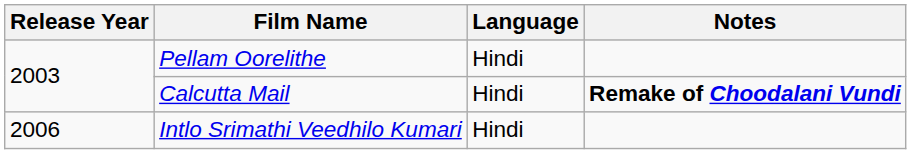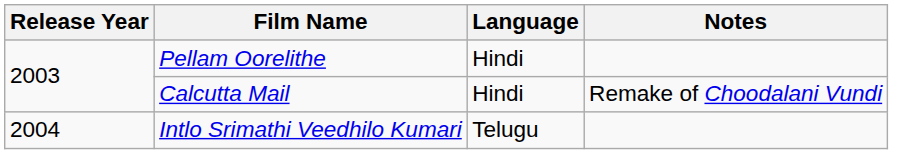(745, 93) bold -> (736, 93) normal
(35, 129) 2006 -> (35, 129) 2004
(498, 129) Hindi -> (505, 129) Telugu
